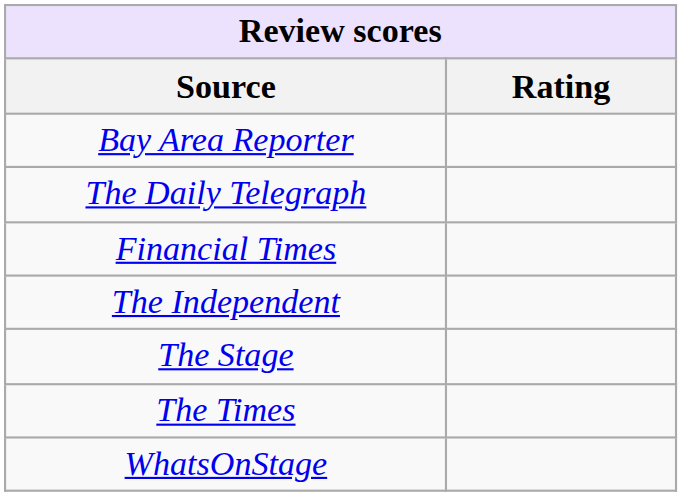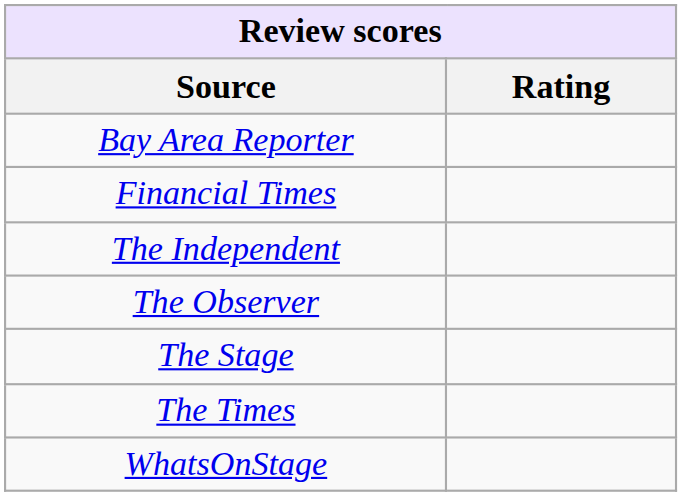- row: (226, 193)
+ row: (226, 301)
